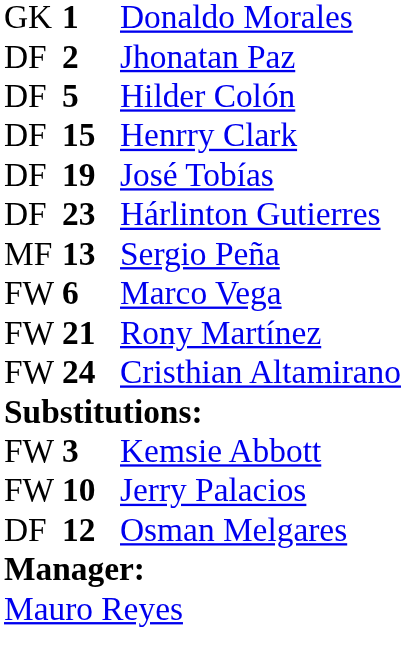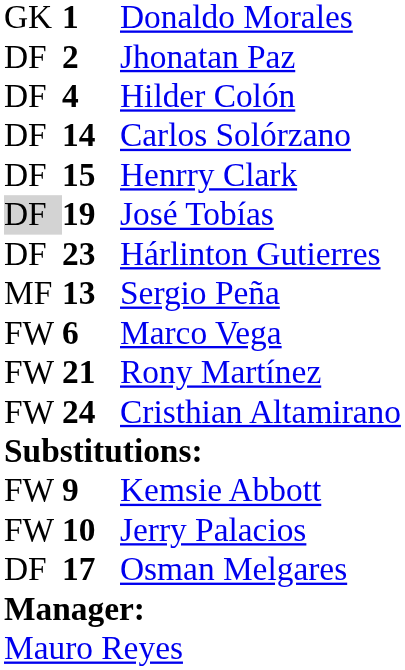(70, 95) 5 -> (70, 95) 4
+ row: (235, 135)
(25, 174) no background -> (25, 214) lightgrey background
(70, 450) 3 -> (70, 490) 9
(79, 529) 12 -> (79, 569) 17
